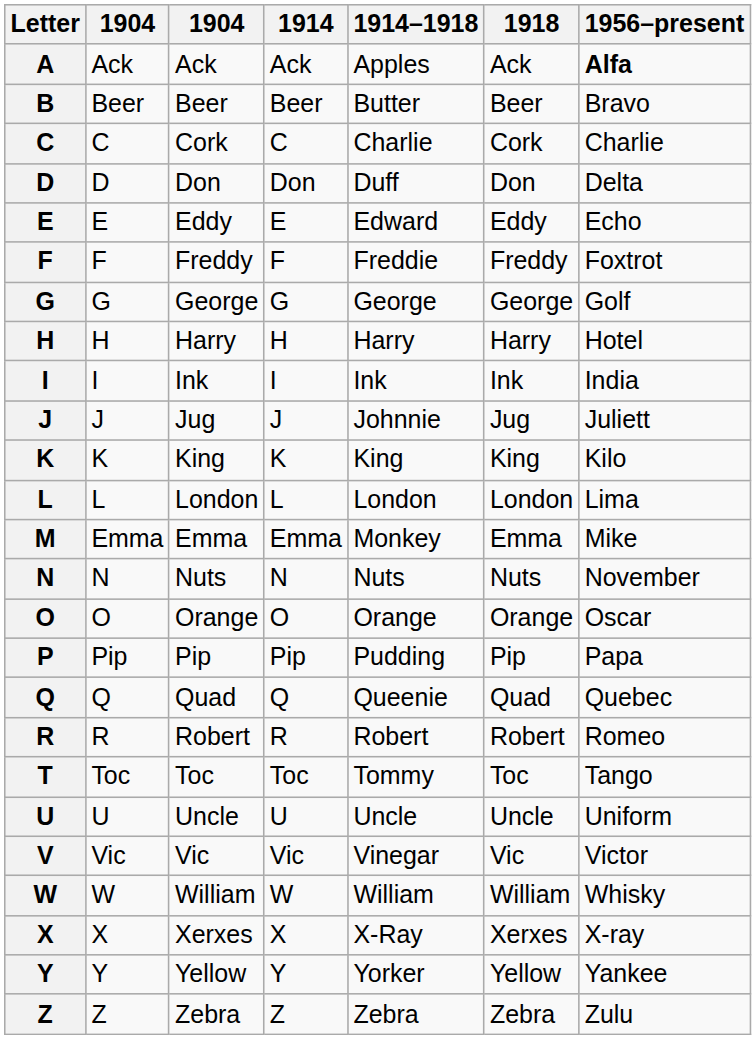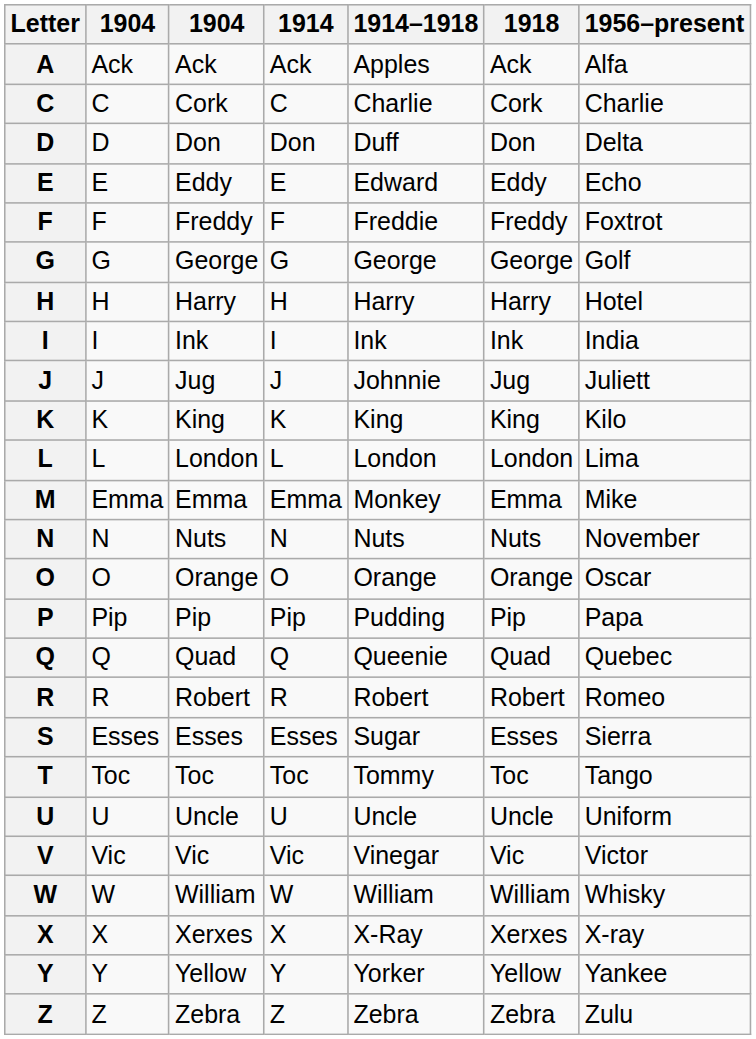(608, 63) bold -> (606, 63) normal
- row: (45, 103)
+ row: (45, 736)
